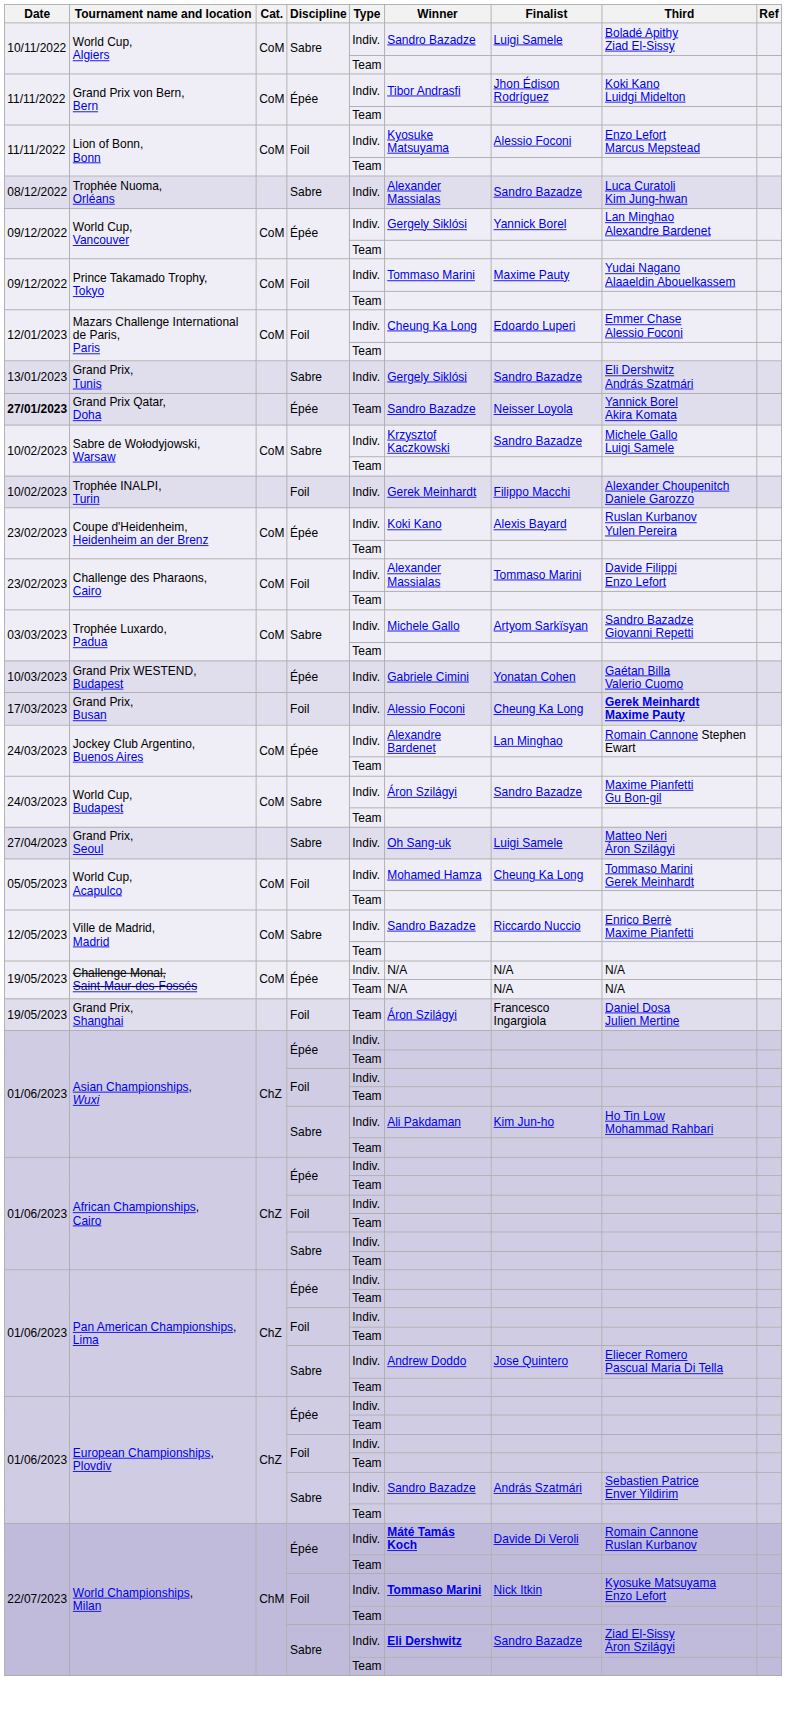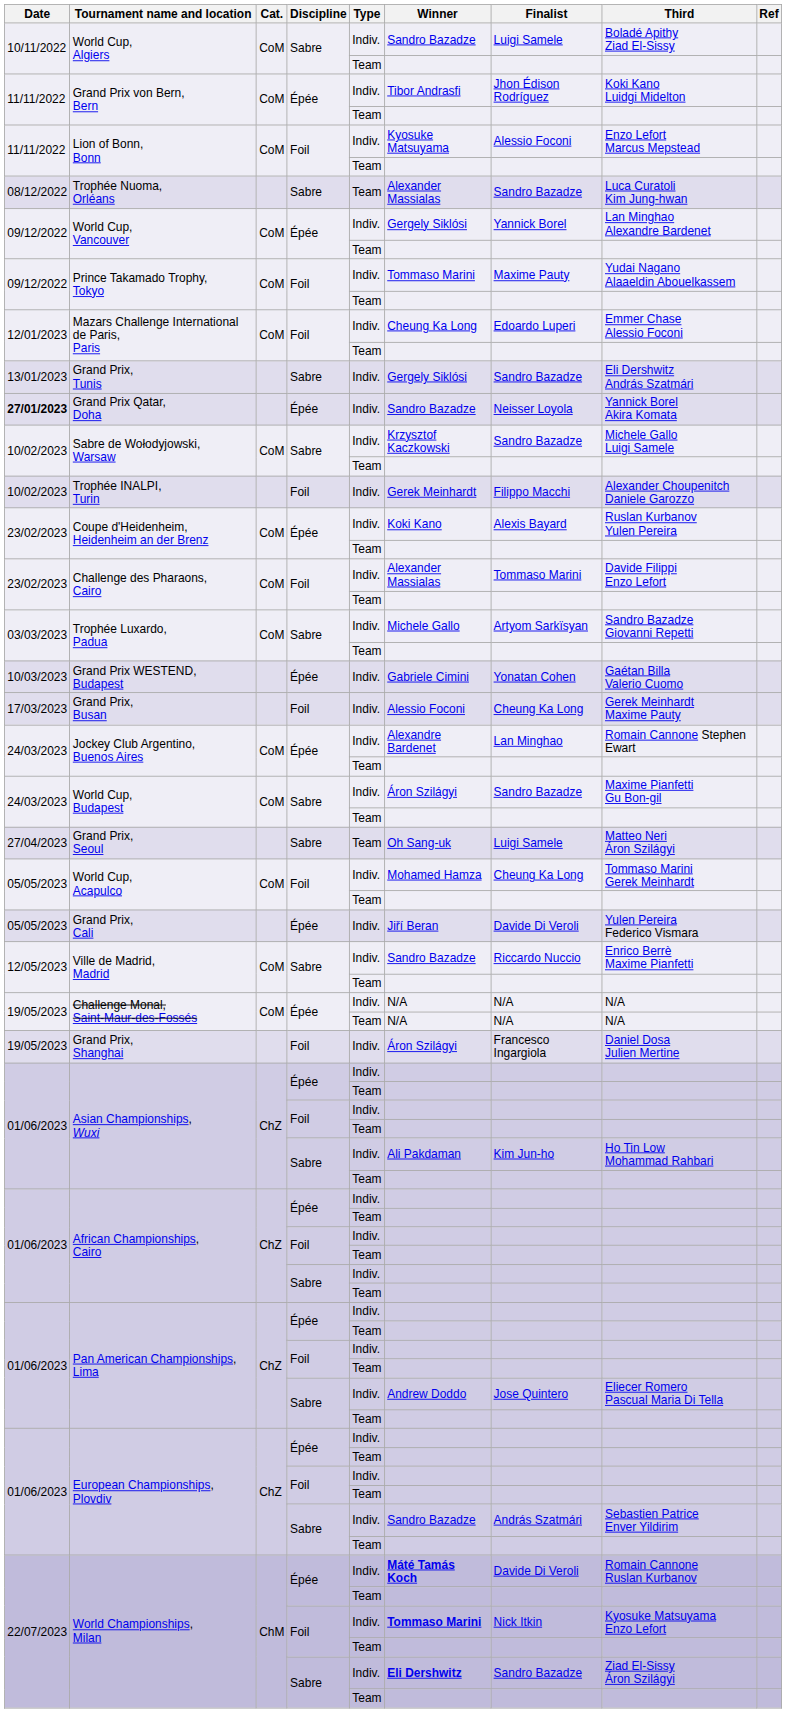(366, 192) Indiv. -> (367, 192) Team
(367, 409) Team -> (366, 409) Indiv.
(652, 709) bold -> (650, 709) normal
(366, 842) Indiv. -> (367, 842) Team
+ row: (103, 925)
(367, 1014) Team -> (366, 1046) Indiv.
